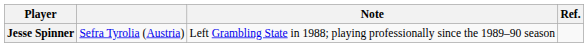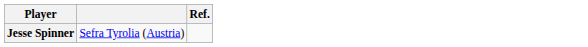- column: (372, 14)
